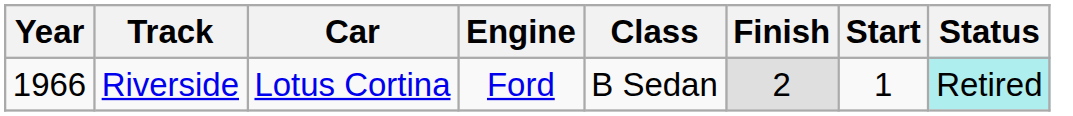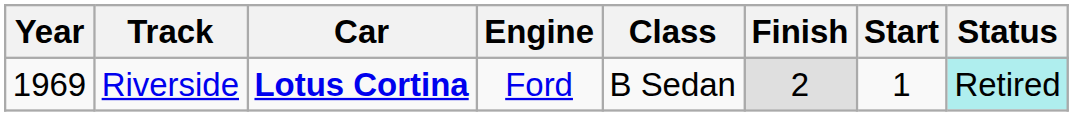(50, 84) 1966 -> (50, 84) 1969
(352, 84) normal -> (362, 84) bold
